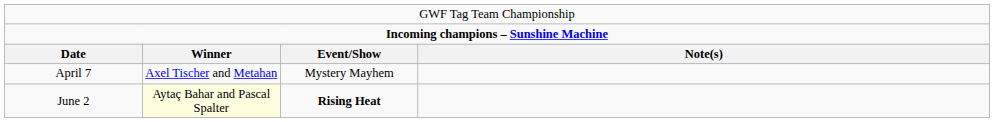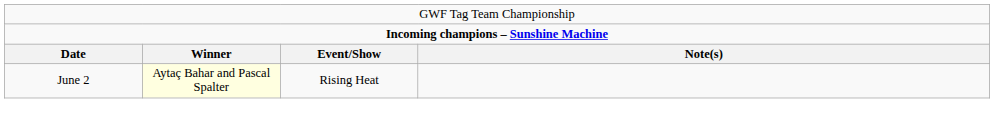- row: (73, 73)
(349, 100) bold -> (349, 80) normal
